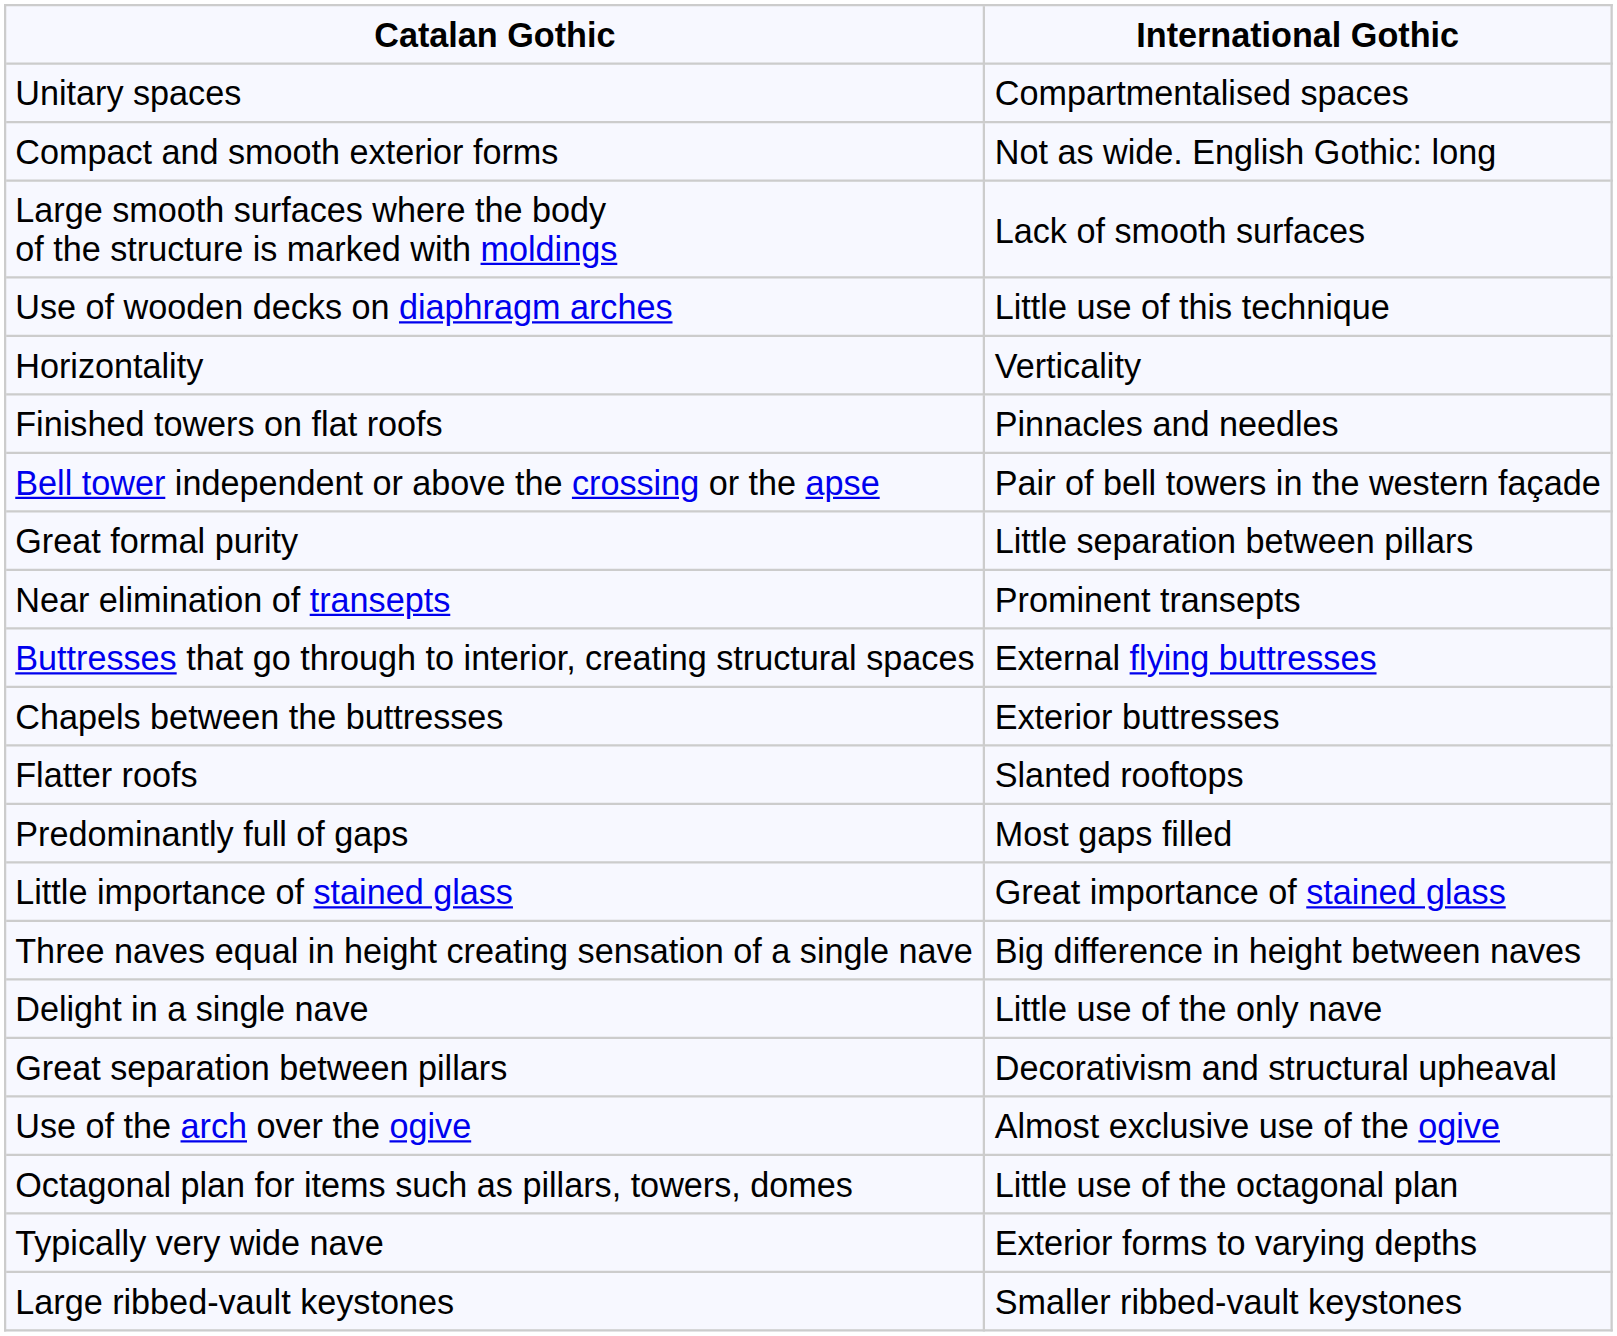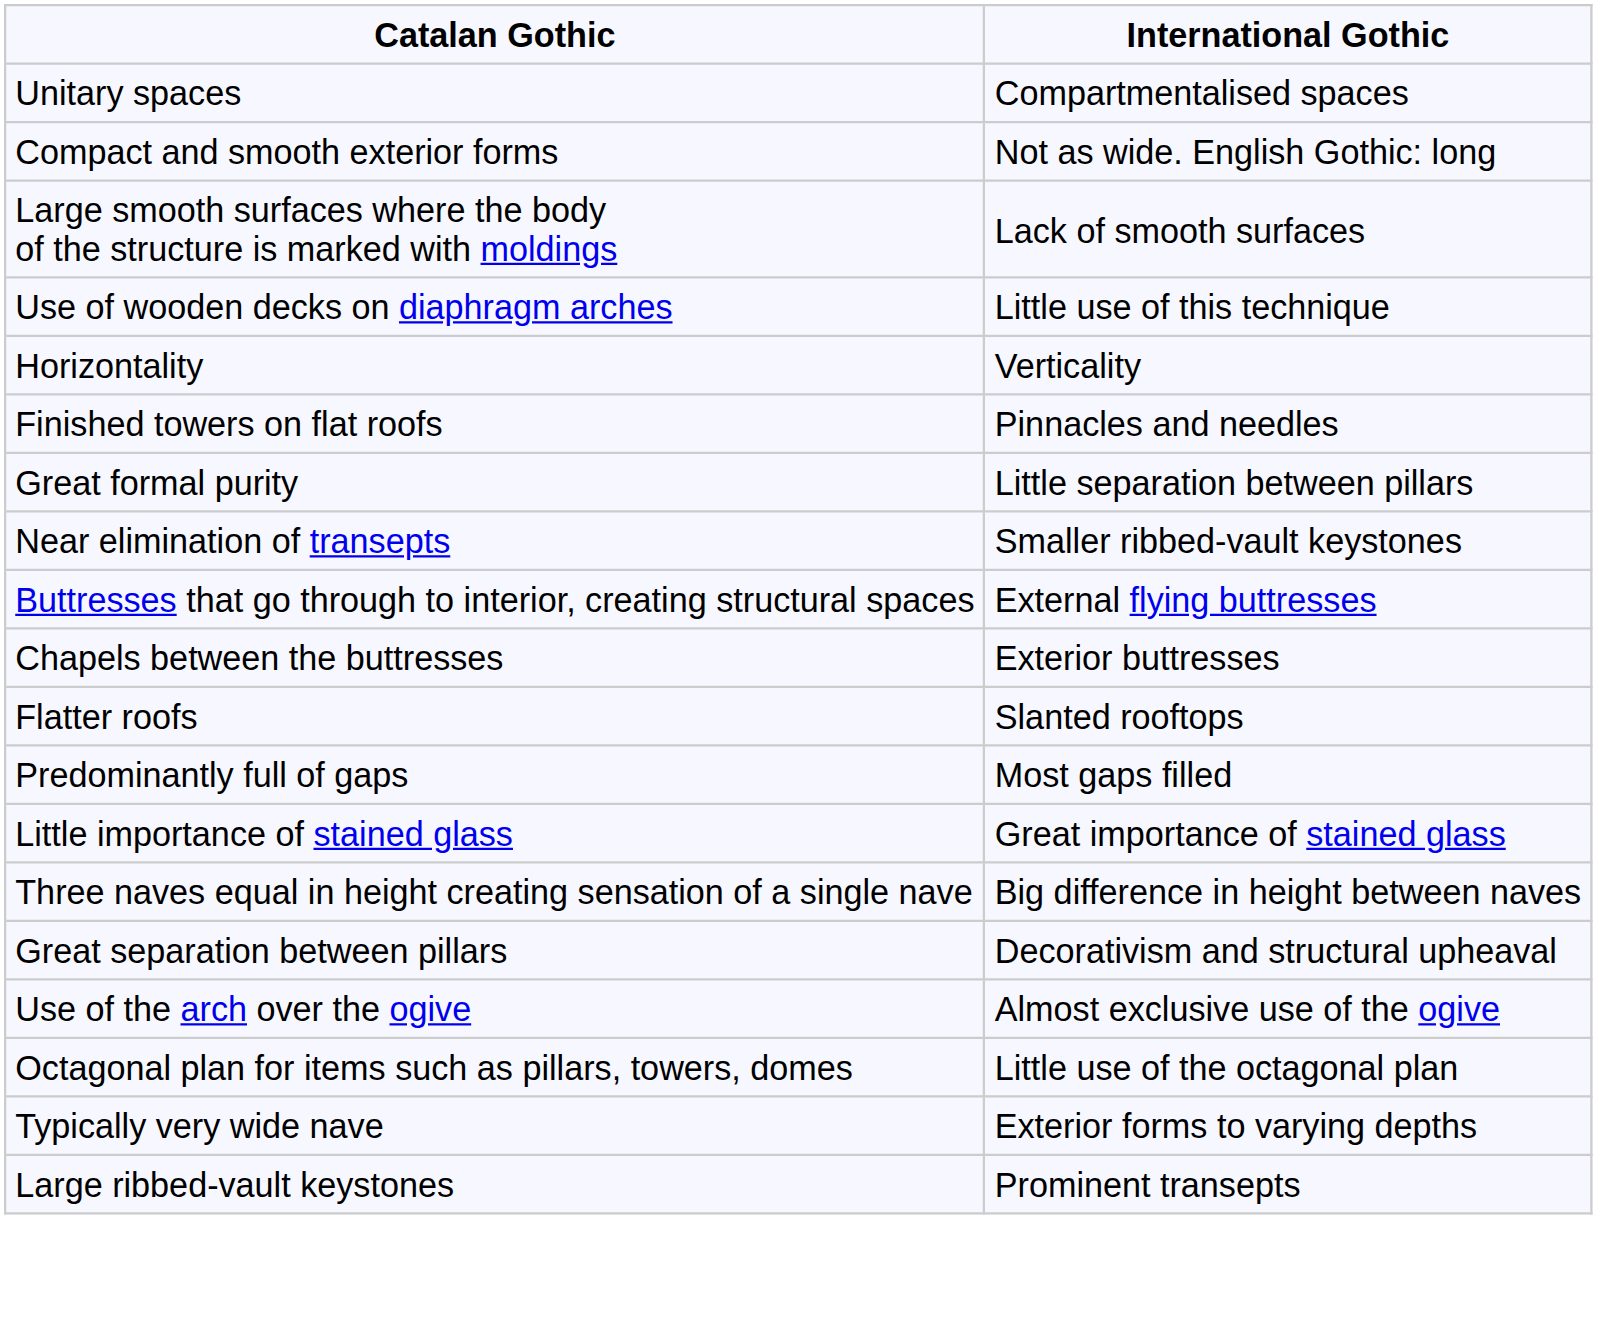- row: (447, 482)
(1148, 599) Prominent transepts -> (1228, 541) Smaller ribbed-vault keystones
- row: (192, 1009)
(1228, 1301) Smaller ribbed-vault keystones -> (1148, 1184) Prominent transepts
